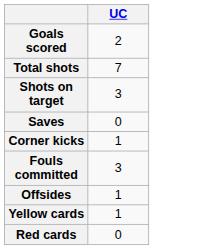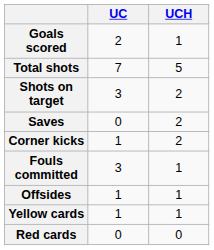+ column: (179, 14)
